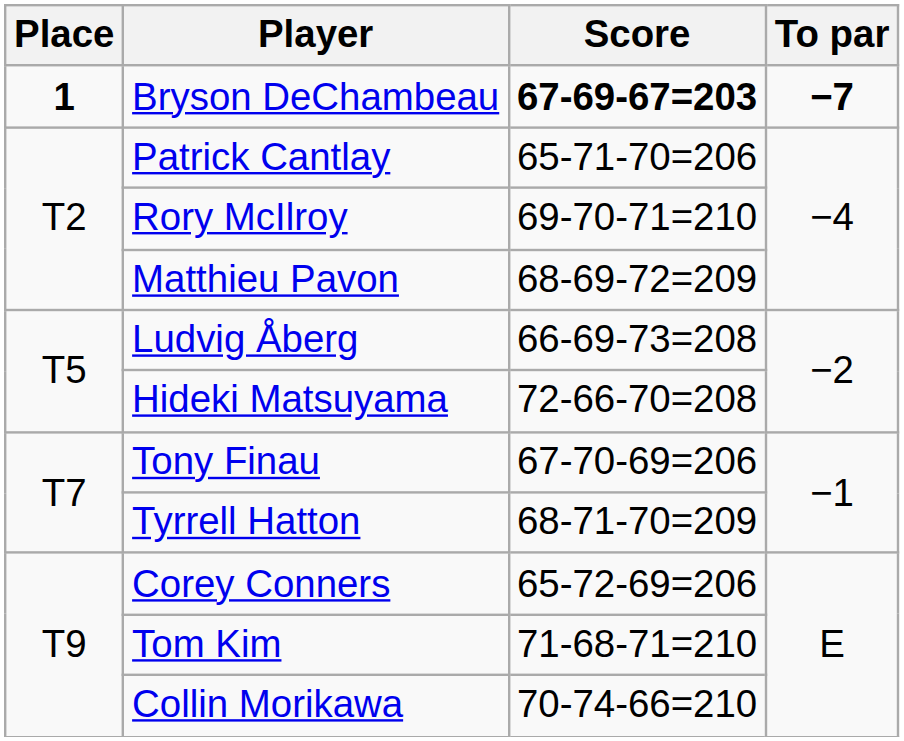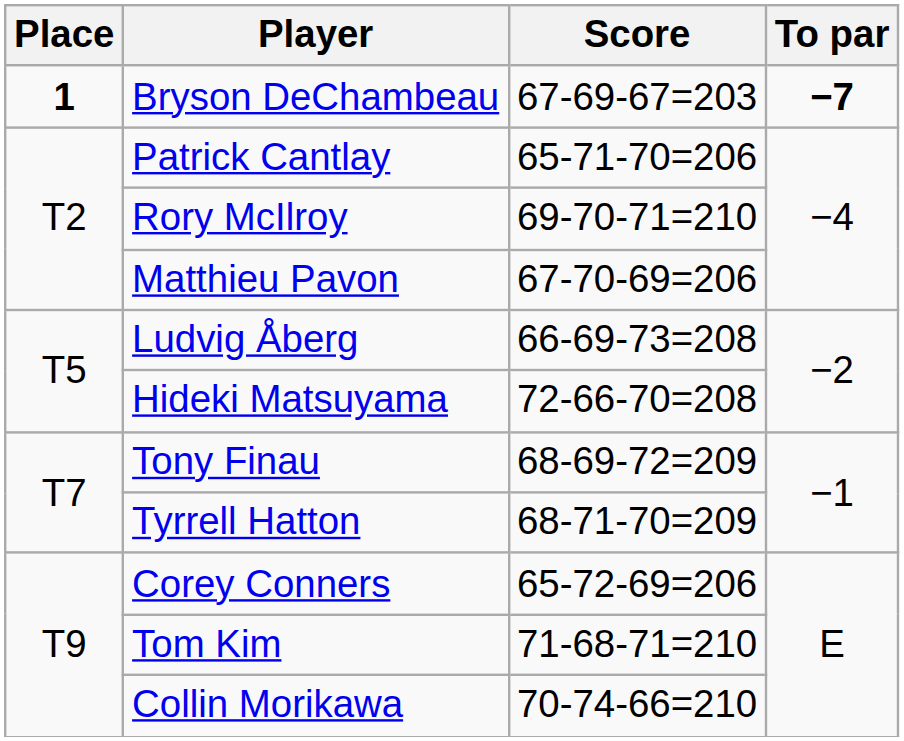(637, 95) bold -> (637, 95) normal
(637, 278) 68-69-72=209 -> (637, 278) 67-70-69=206
(637, 461) 67-70-69=206 -> (637, 461) 68-69-72=209
